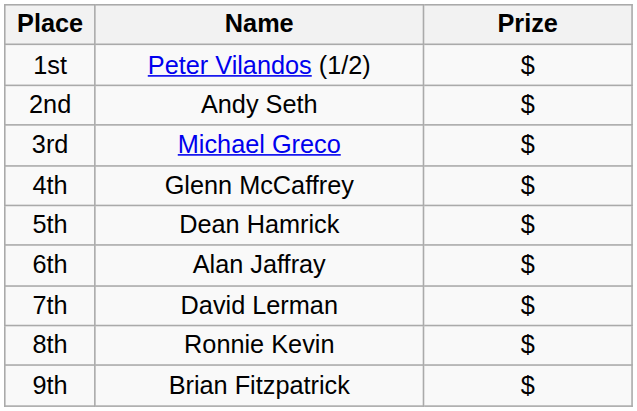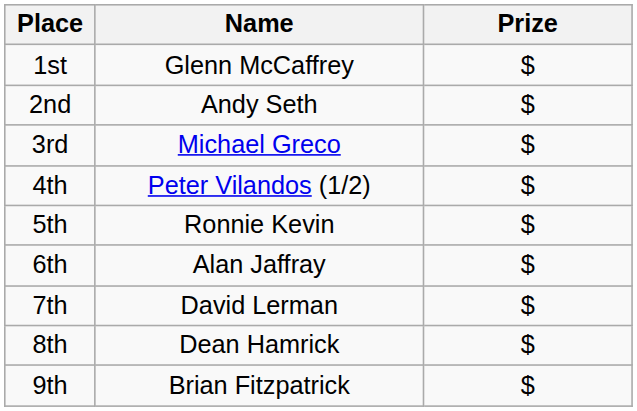(259, 64) Peter Vilandos (1/2) -> (259, 64) Glenn McCaffrey
(259, 184) Glenn McCaffrey -> (259, 184) Peter Vilandos (1/2)
(259, 225) Dean Hamrick -> (259, 225) Ronnie Kevin
(259, 345) Ronnie Kevin -> (259, 345) Dean Hamrick
